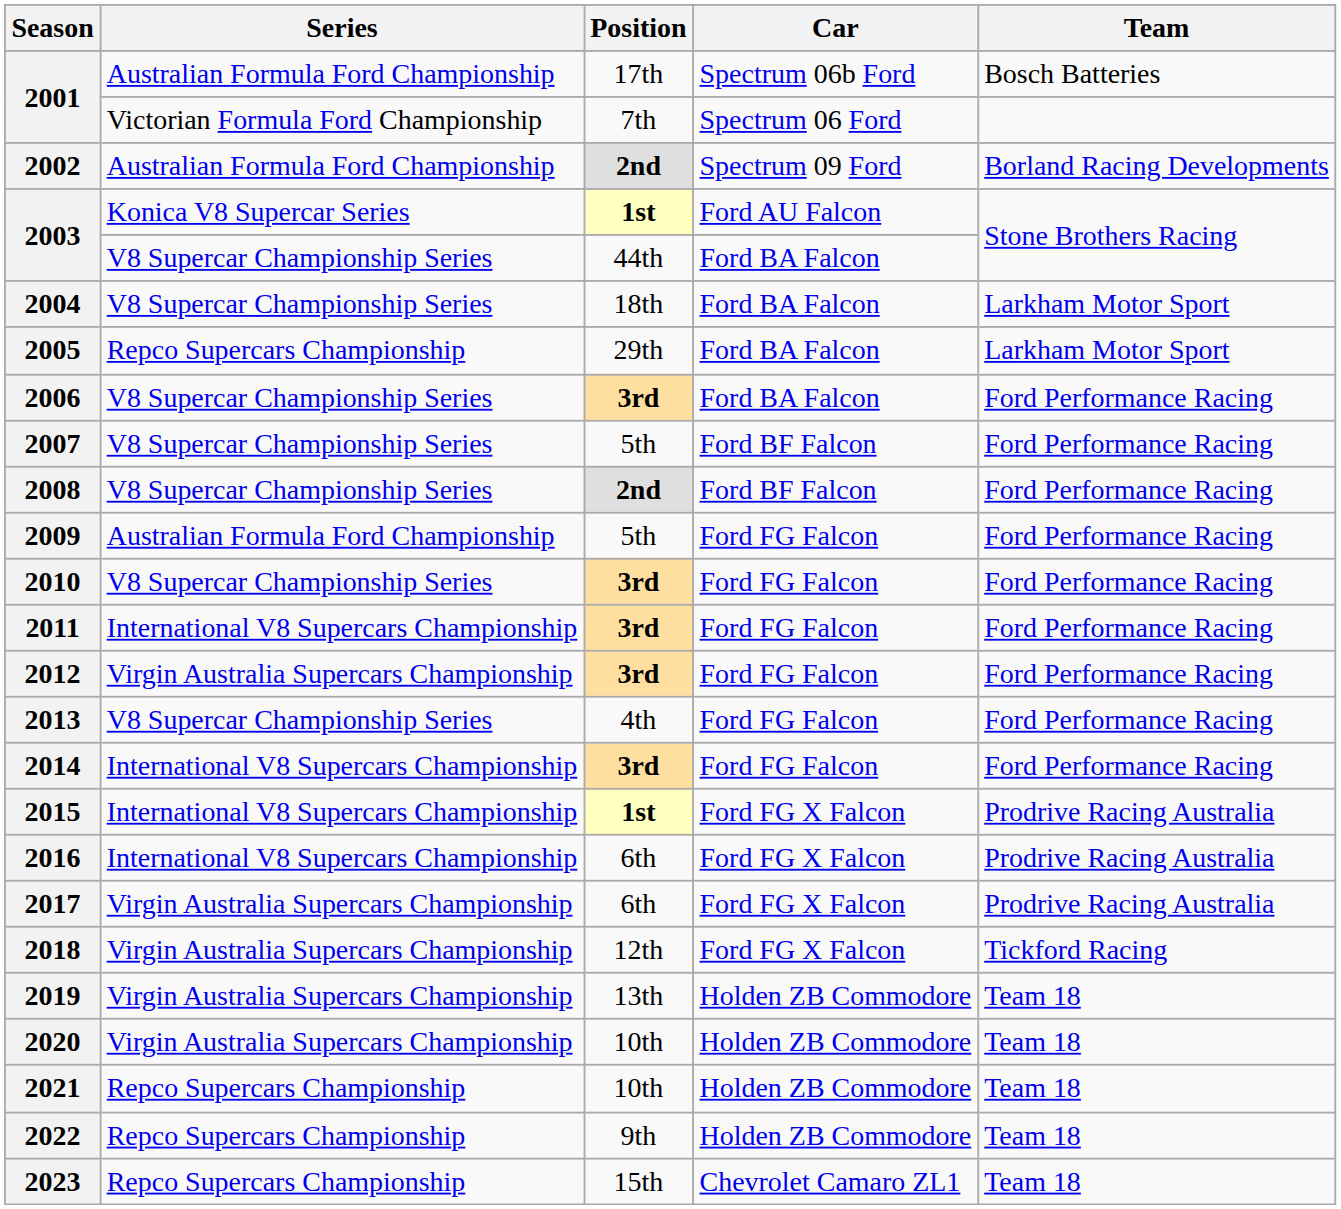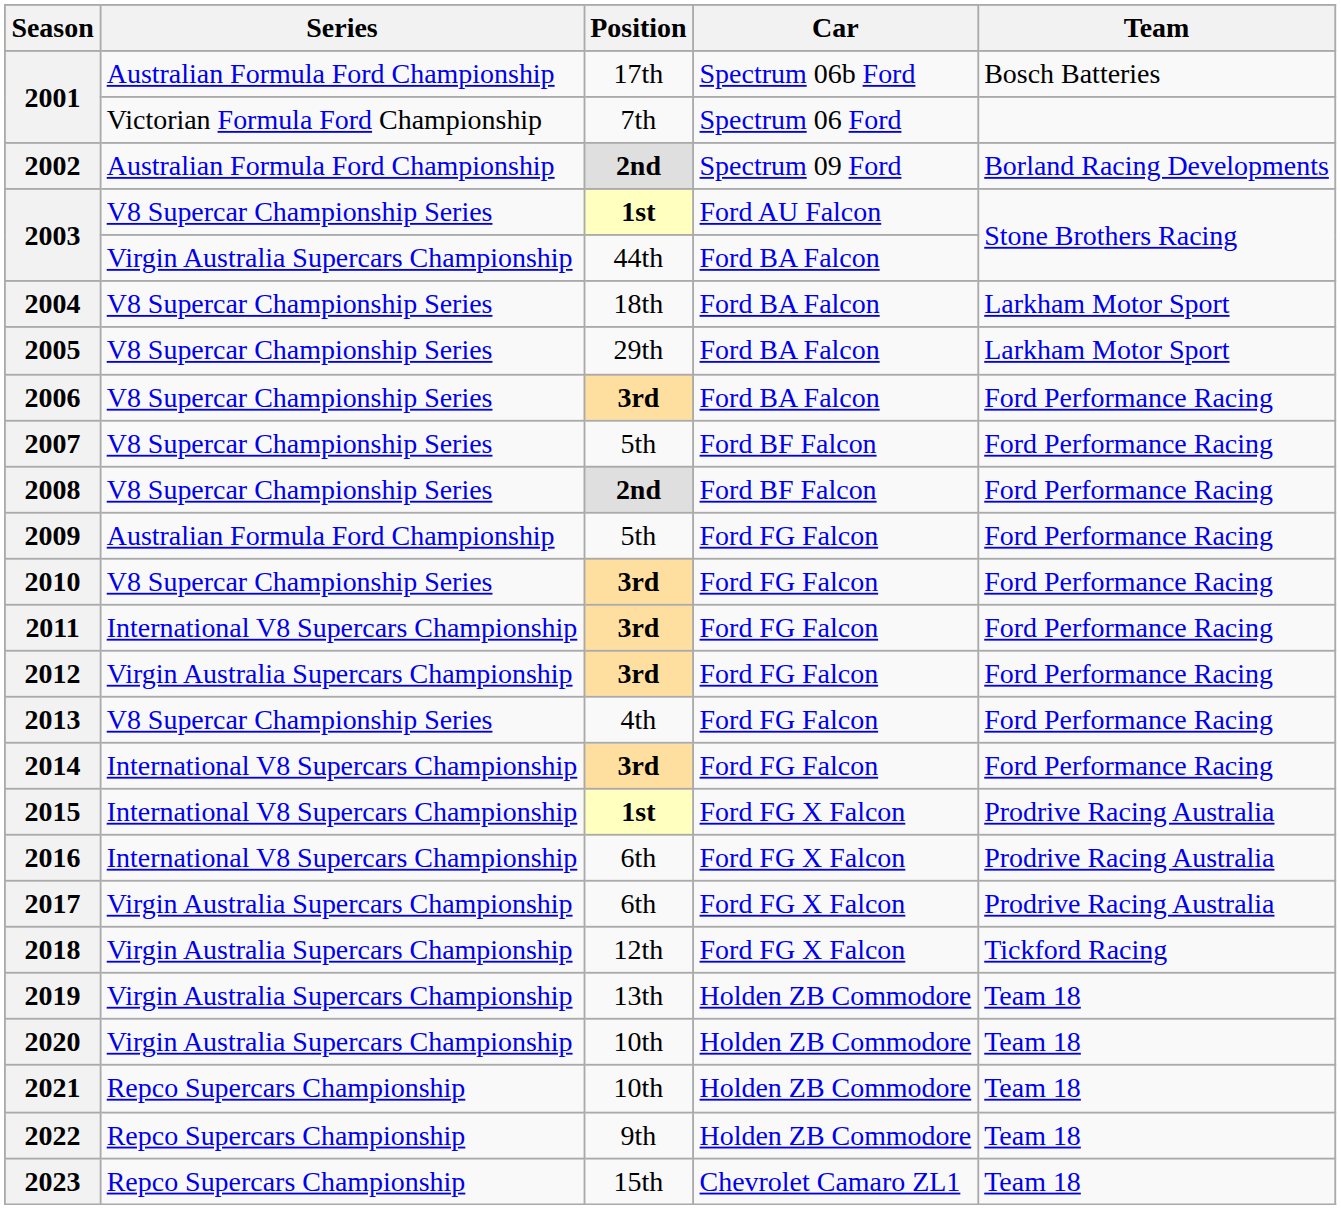(258, 212) Konica V8 Supercar Series -> (300, 212) V8 Supercar Championship Series
(300, 258) V8 Supercar Championship Series -> (340, 258) Virgin Australia Supercars Championship
(286, 350) Repco Supercars Championship -> (300, 350) V8 Supercar Championship Series
